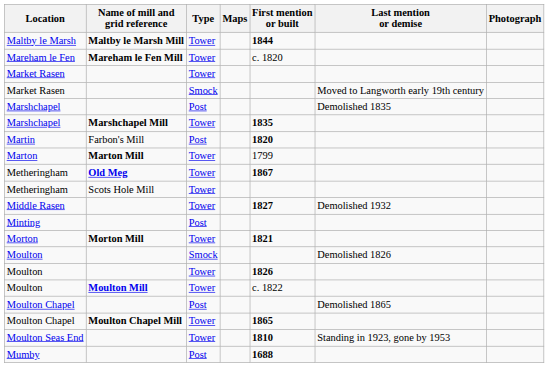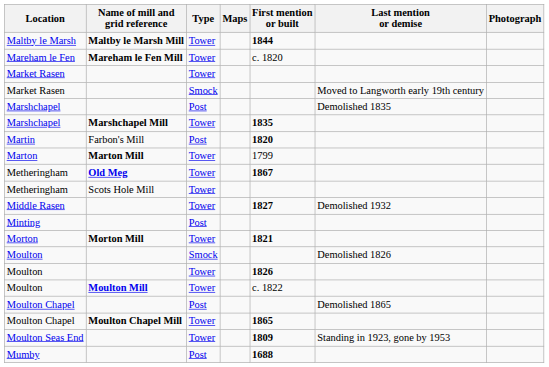(262, 337) 1810 -> (262, 337) 1809
